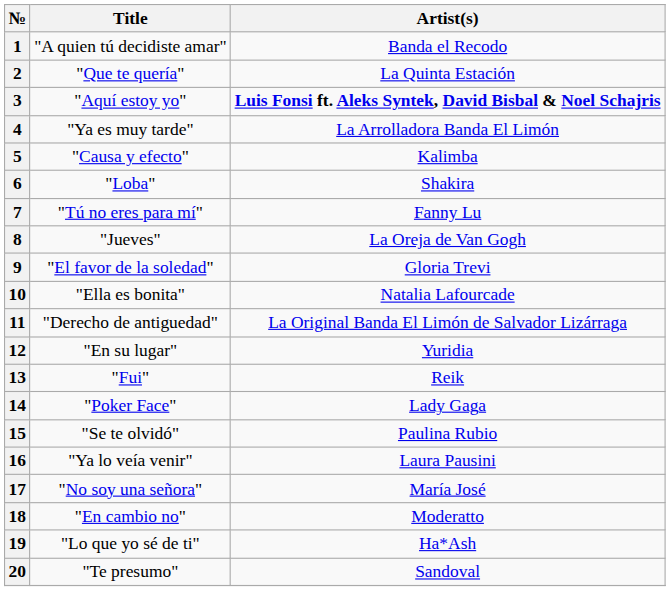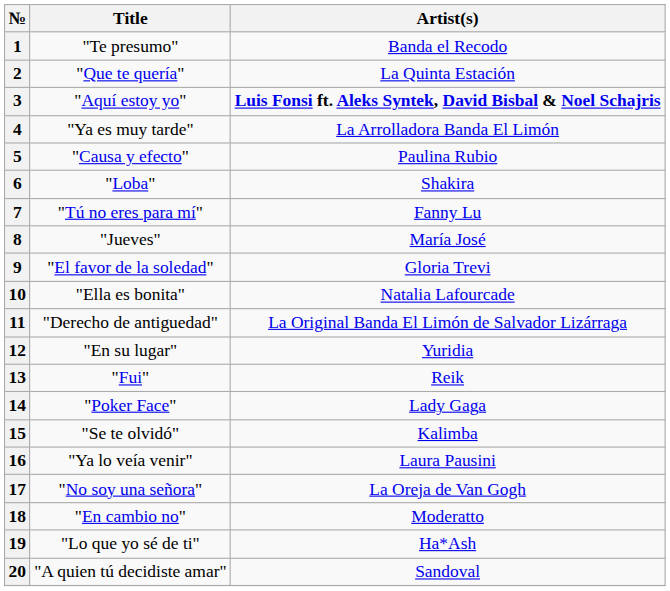(130, 45) "A quien tú decidiste amar" -> (130, 45) "Te presumo"
(448, 156) Kalimba -> (448, 156) Paulina Rubio
(448, 239) La Oreja de Van Gogh -> (448, 239) María José
(448, 433) Paulina Rubio -> (448, 433) Kalimba
(448, 488) María José -> (448, 488) La Oreja de Van Gogh
(130, 571) "Te presumo" -> (130, 571) "A quien tú decidiste amar"
